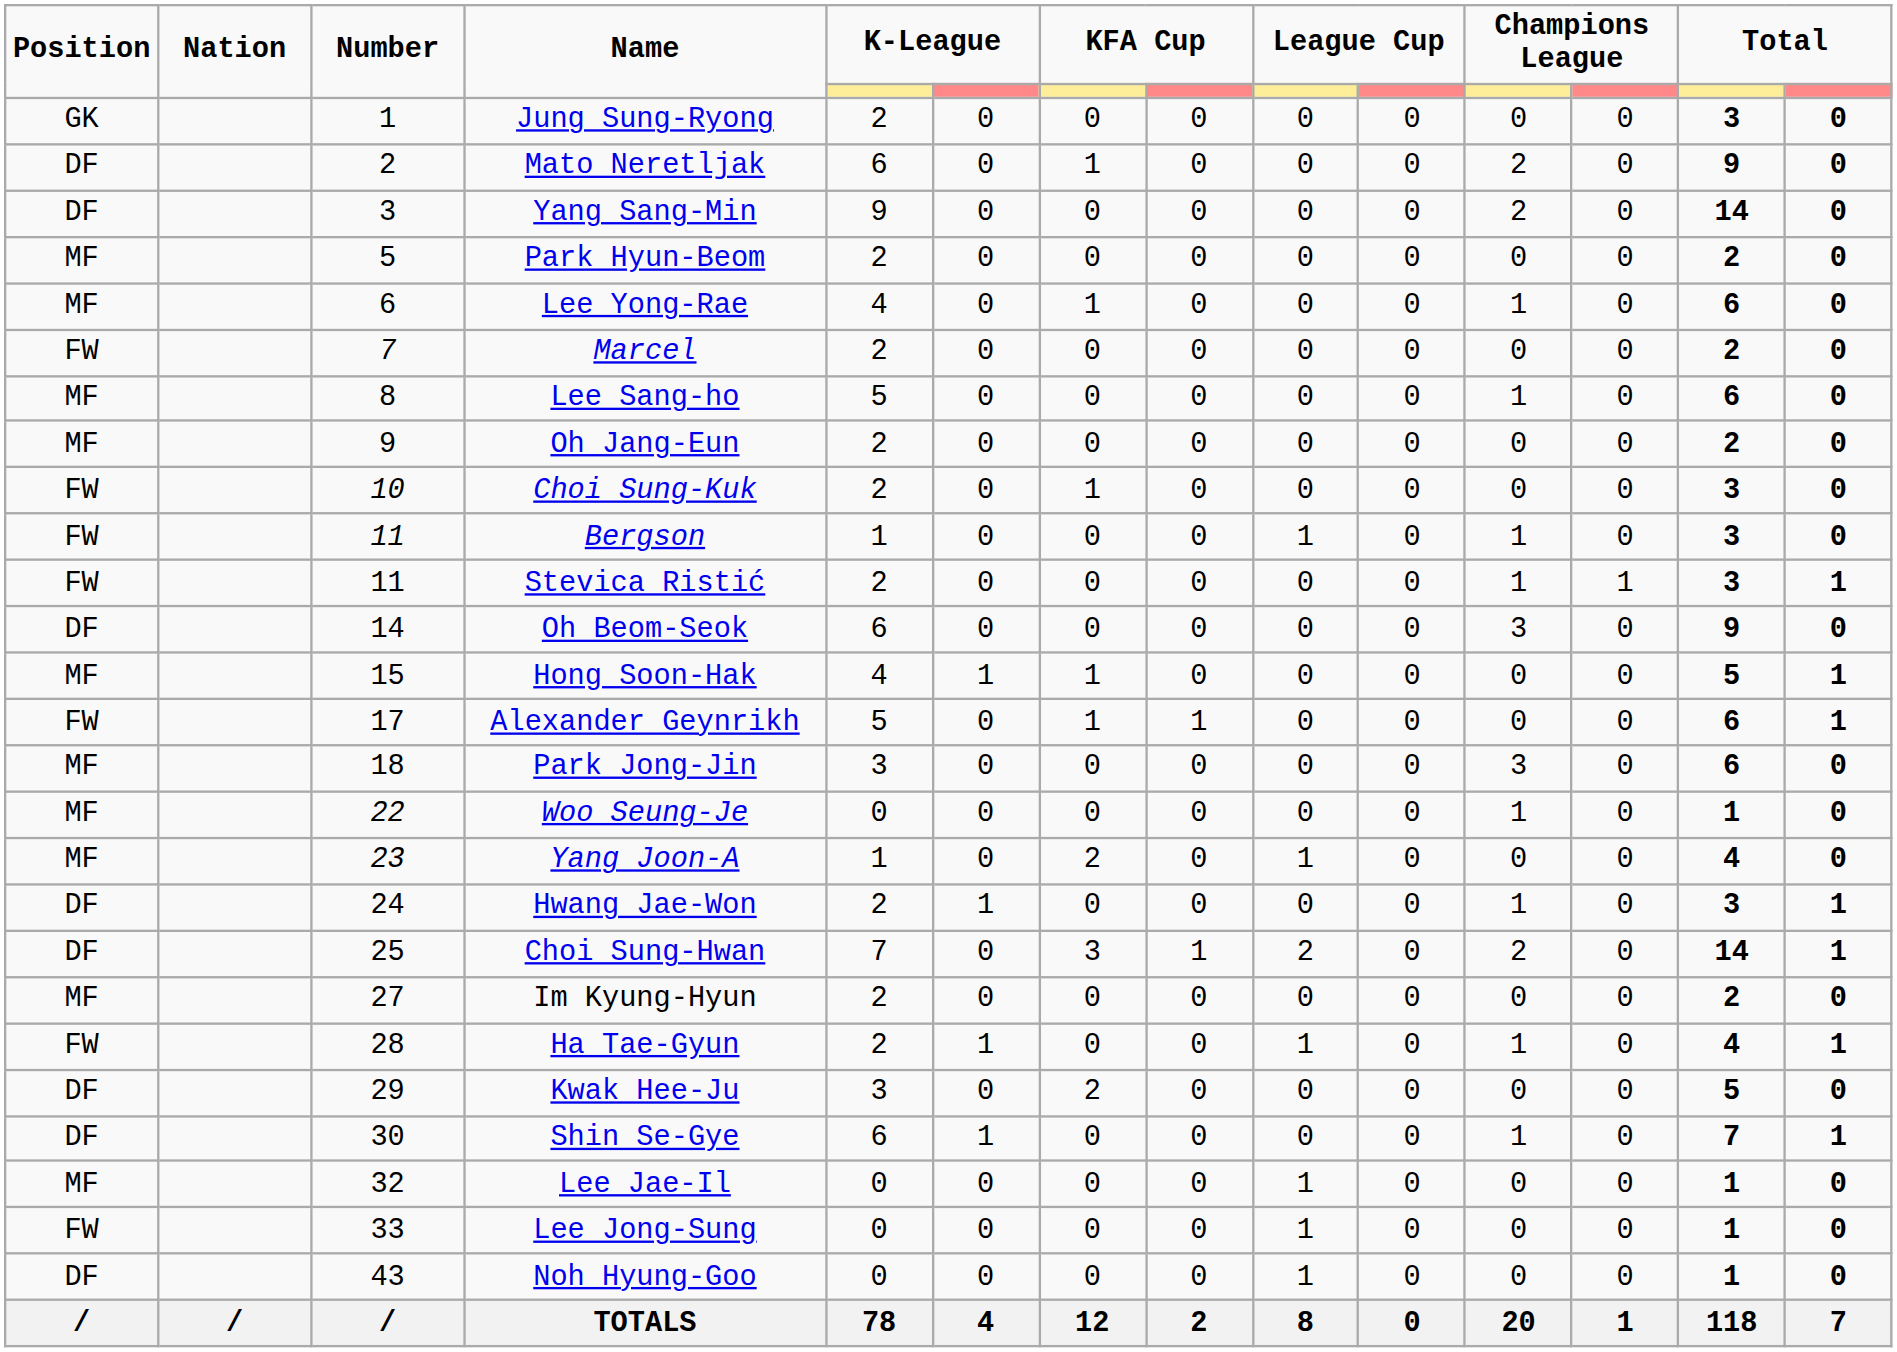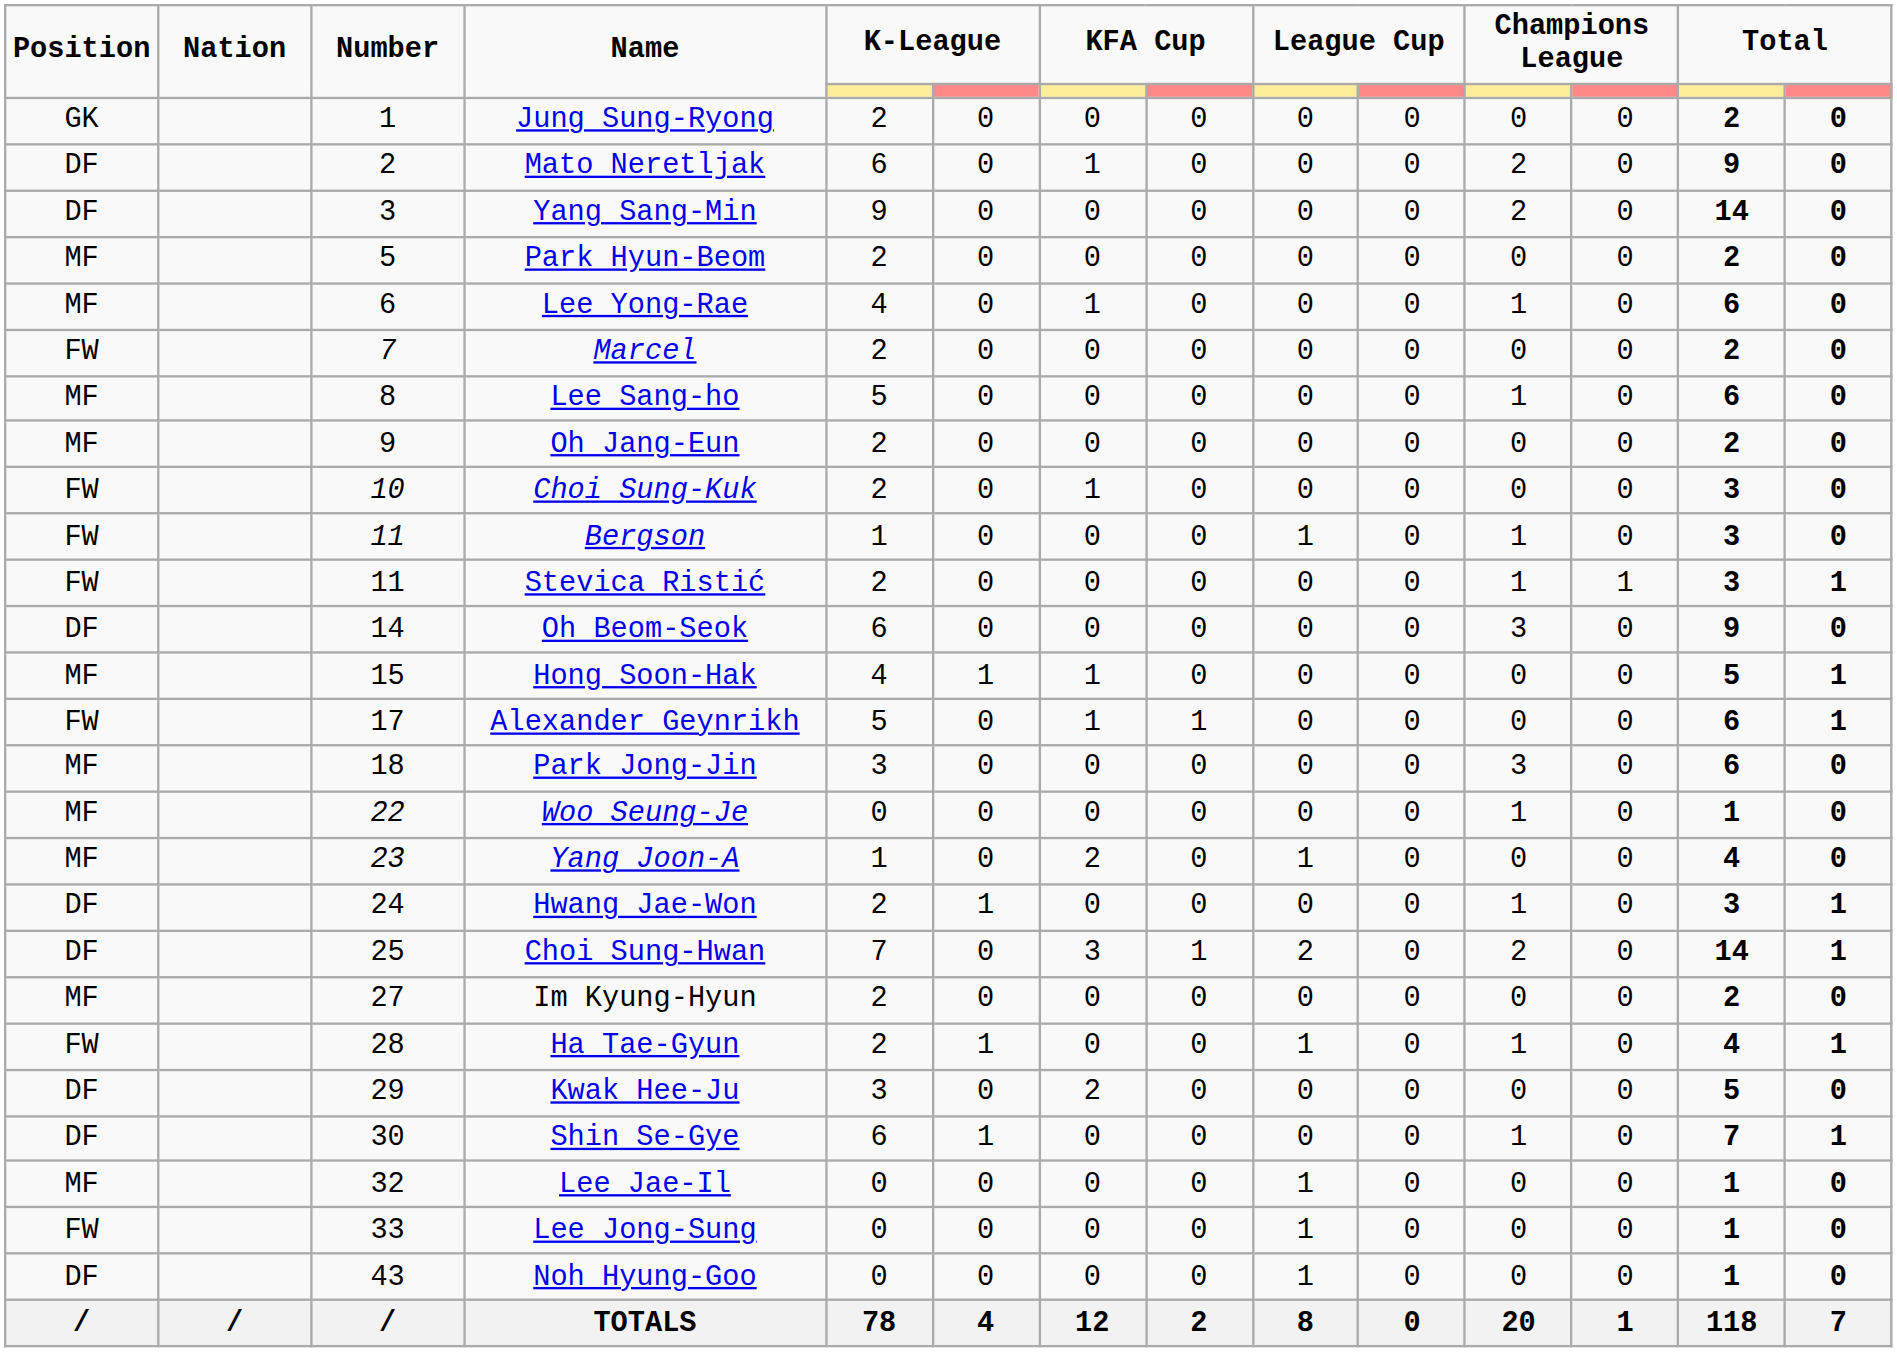(1732, 121) 3 -> (1732, 121) 2
